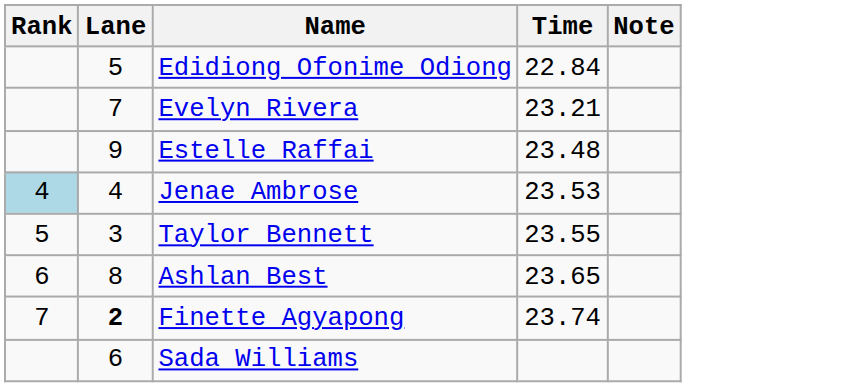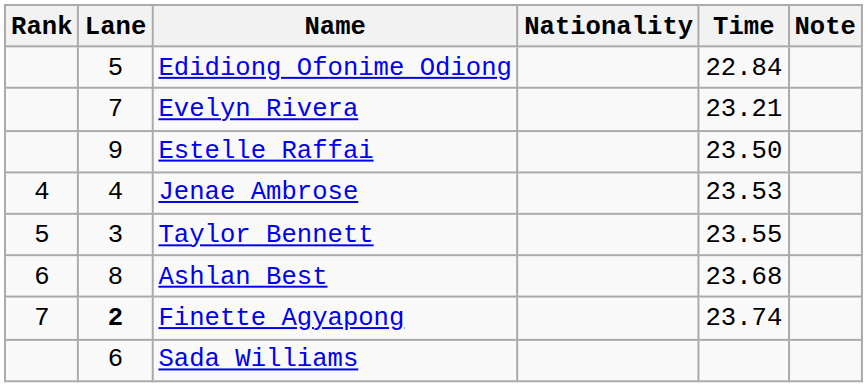+ column: (609, 26)
(563, 151) 23.48 -> (744, 151) 23.50
(42, 193) lightblue background -> (42, 193) no background
(563, 276) 23.65 -> (744, 276) 23.68
